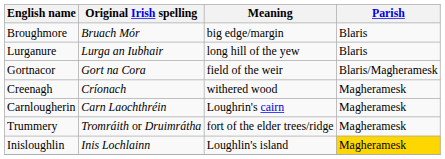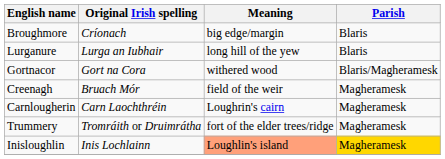(110, 32) Bruach Mór -> (104, 32) Críonach
(245, 70) field of the weir -> (242, 70) withered wood
(104, 88) Críonach -> (110, 88) Bruach Mór
(242, 88) withered wood -> (245, 88) field of the weir
(247, 145) no background -> (247, 145) lightsalmon background
